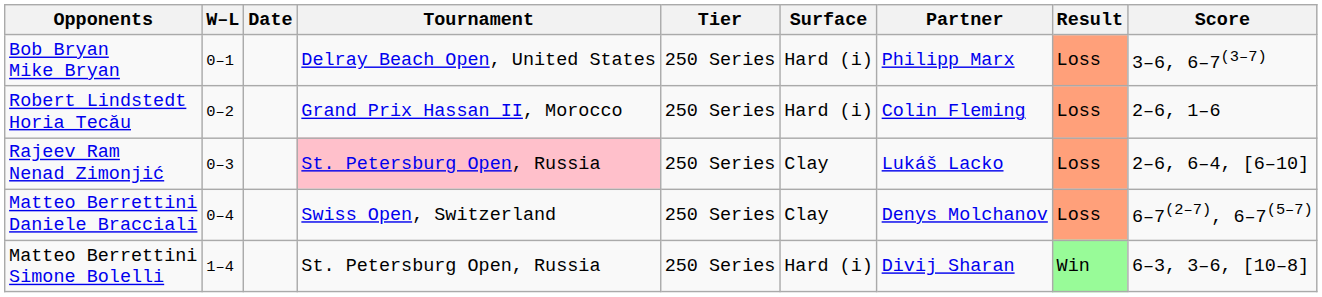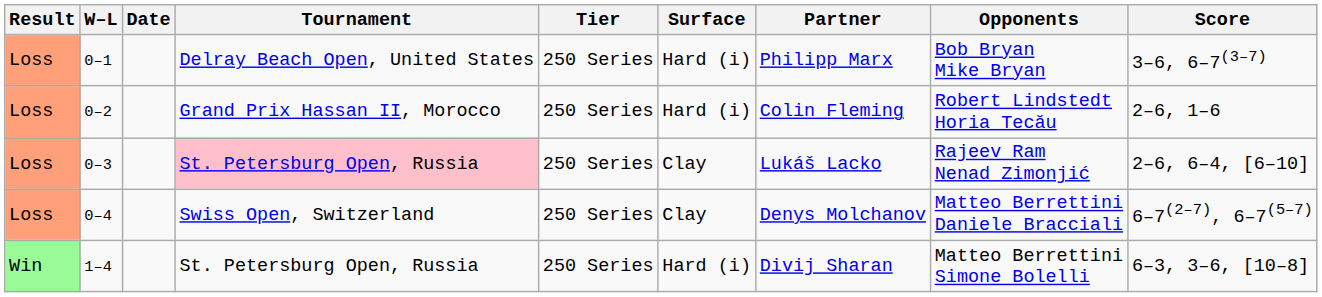columns swapped: (1090, 20) <-> (103, 20)
